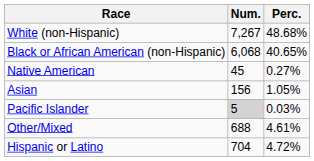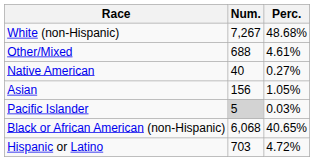rows swapped: (116, 52) <-> (40, 128)
(237, 71) 45 -> (237, 71) 40
(241, 147) 704 -> (241, 147) 703
